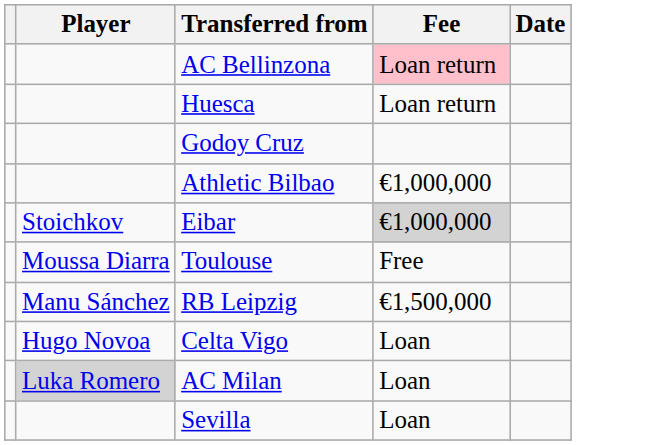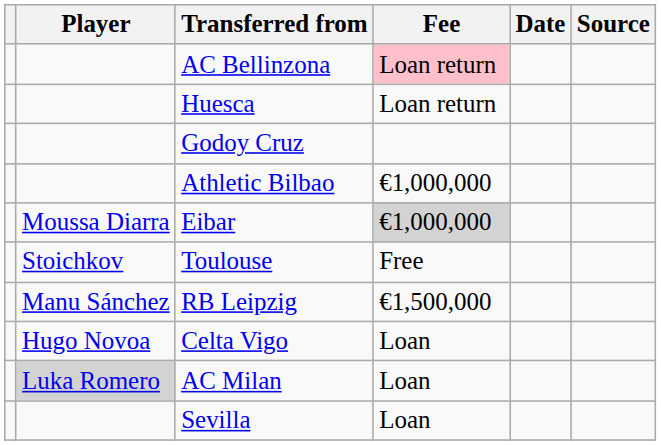+ column: (613, 24)
(73, 222) Stoichkov -> (96, 222) Moussa Diarra
(96, 261) Moussa Diarra -> (73, 261) Stoichkov
